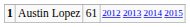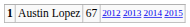(92, 13) 61 -> (92, 13) 67
